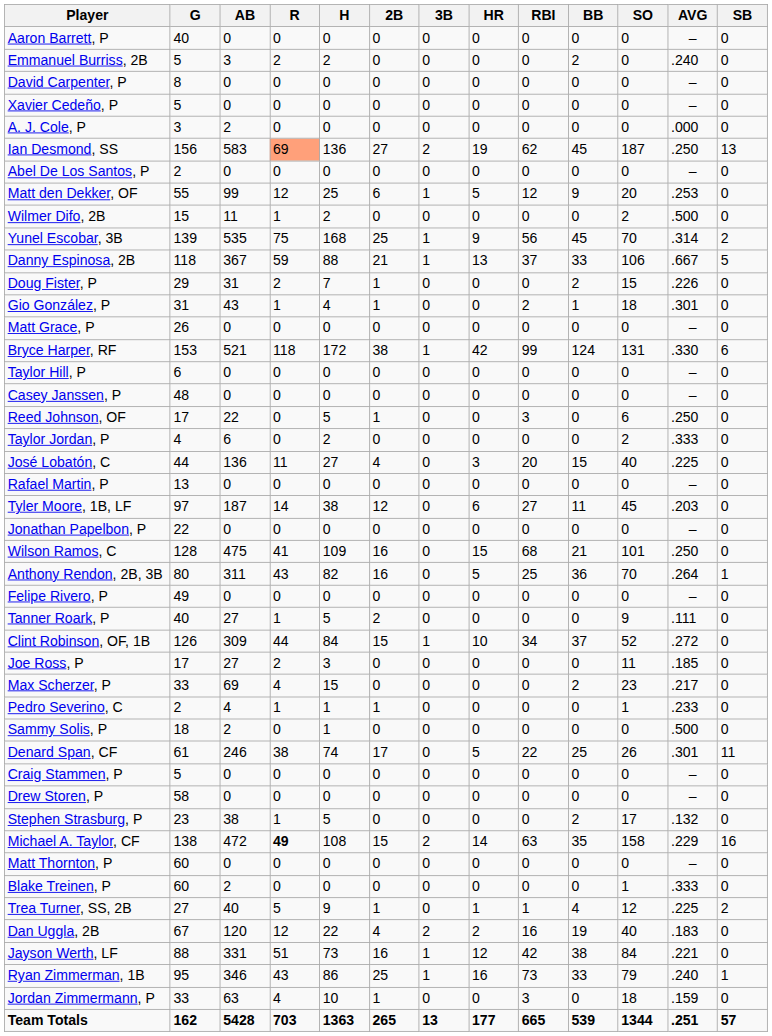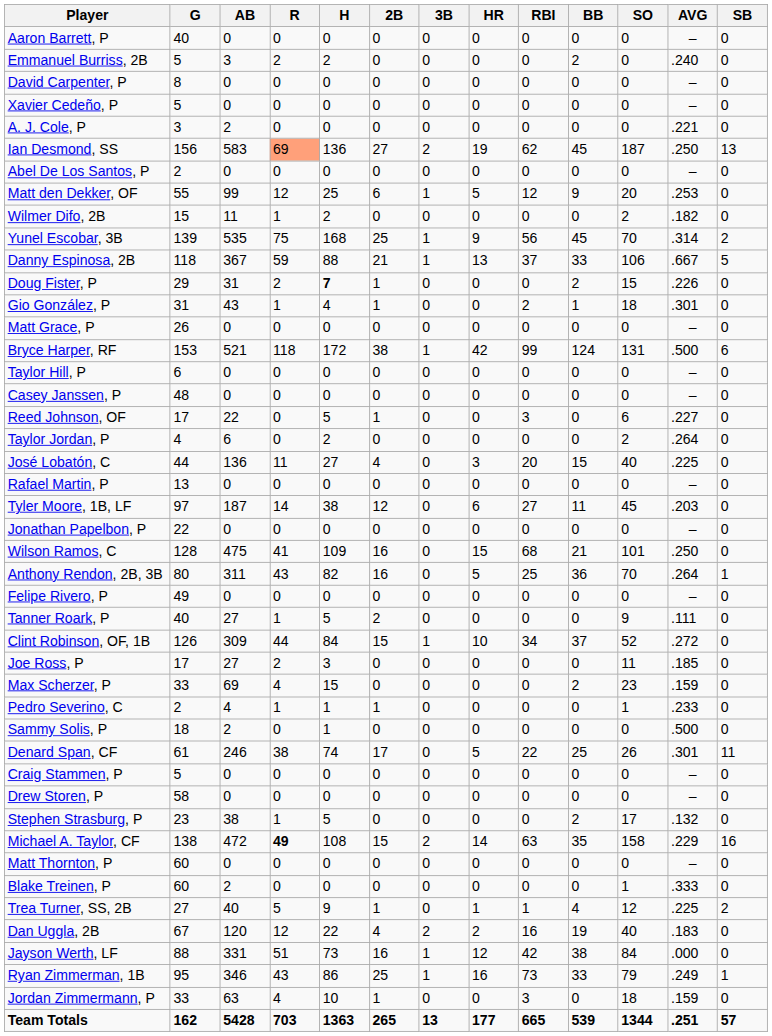(685, 127) .000 -> (685, 127) .221
(685, 216) .500 -> (685, 216) .182
(327, 283) normal -> (327, 283) bold
(685, 350) .330 -> (685, 350) .500
(685, 417) .250 -> (685, 417) .227
(685, 439) .333 -> (685, 439) .264
(685, 685) .217 -> (685, 685) .159
(685, 953) .221 -> (685, 953) .000
(685, 975) .240 -> (685, 975) .249
